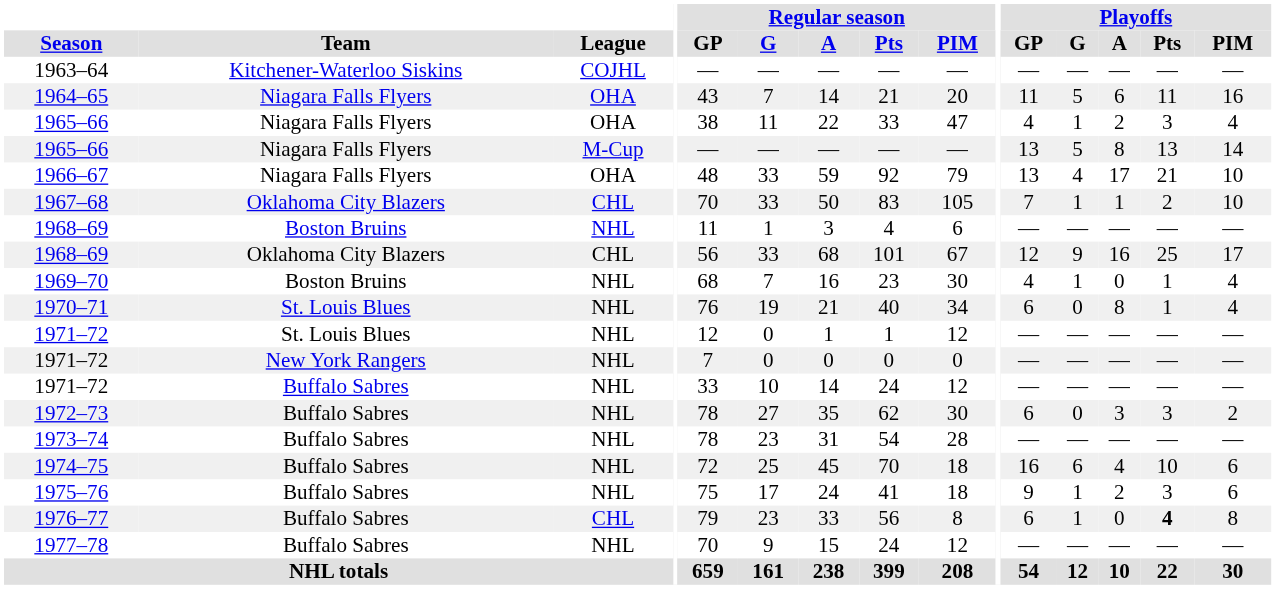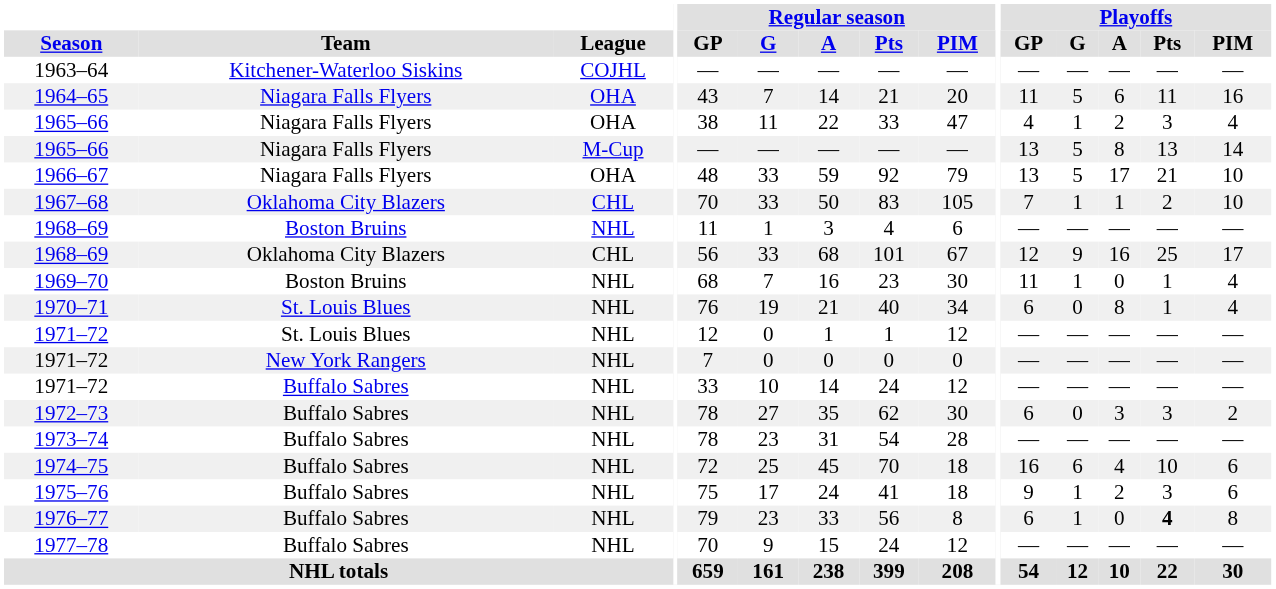(1078, 175) 4 -> (1078, 175) 5
(1029, 281) 4 -> (1029, 281) 11
(613, 518) CHL -> (613, 518) NHL
